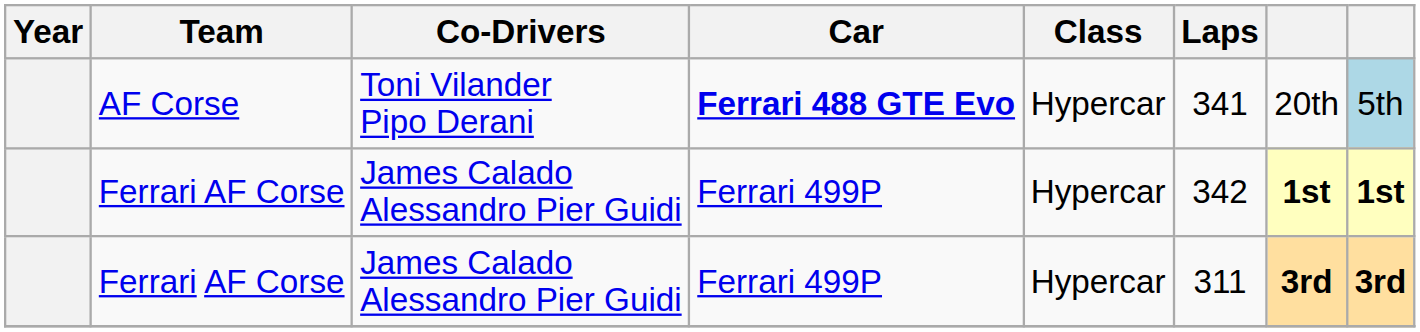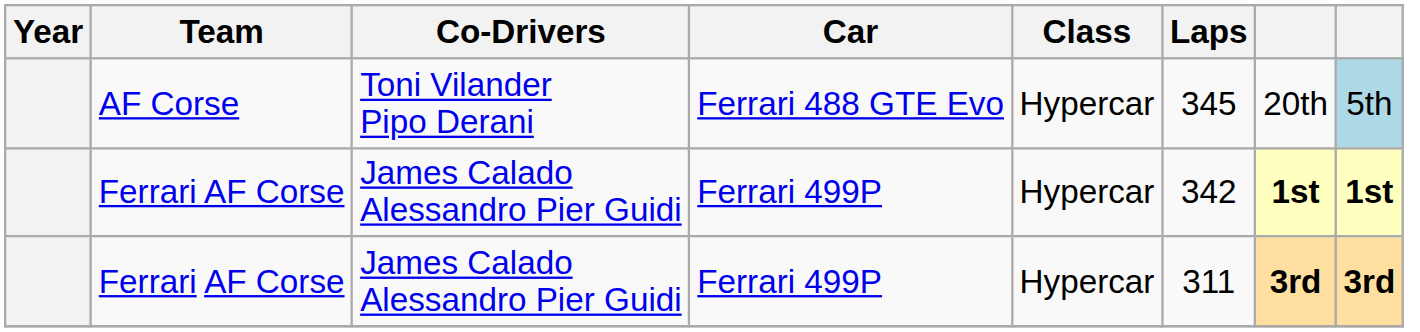(856, 103) bold -> (851, 103) normal
(1220, 103) 341 -> (1209, 103) 345
